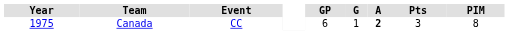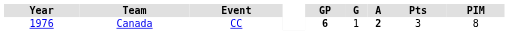(42, 24) 1975 -> (42, 24) 1976
(325, 24) normal -> (325, 24) bold
